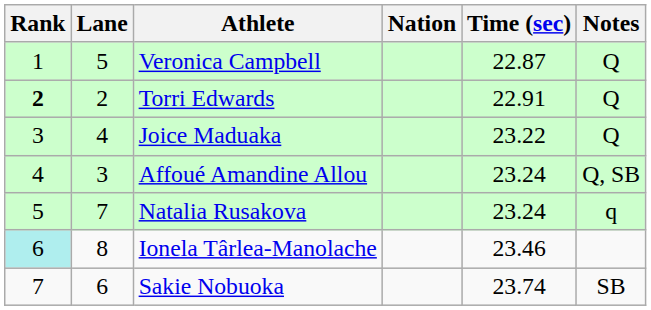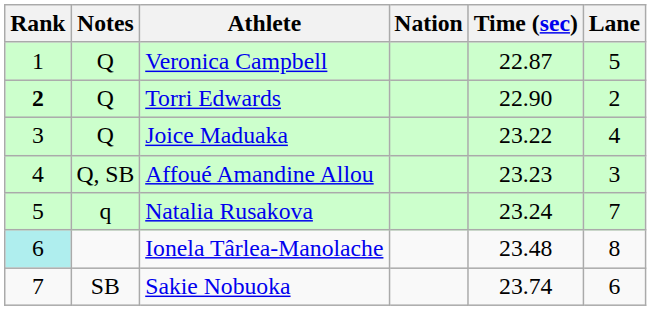columns swapped: (102, 23) <-> (611, 23)
(519, 98) 22.91 -> (526, 98) 22.90
(519, 173) 23.24 -> (526, 173) 23.23
(519, 248) 23.46 -> (526, 248) 23.48
